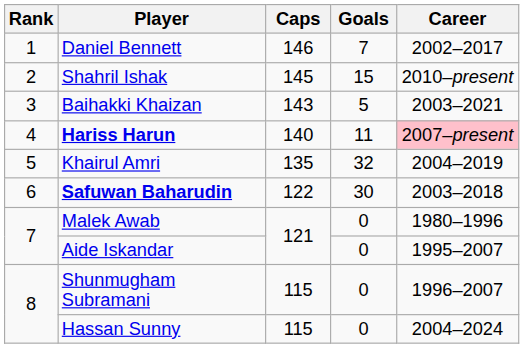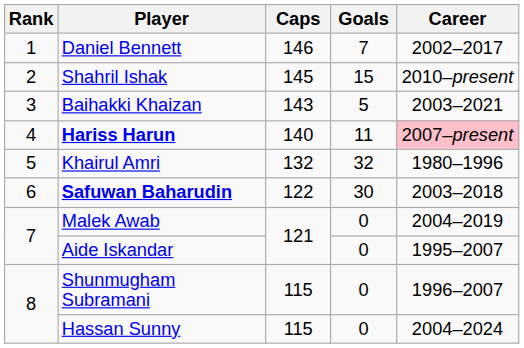(298, 163) 135 -> (298, 163) 132
(458, 163) 2004–2019 -> (458, 163) 1980–1996
(458, 221) 1980–1996 -> (458, 221) 2004–2019
